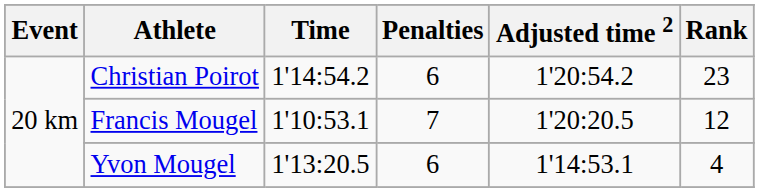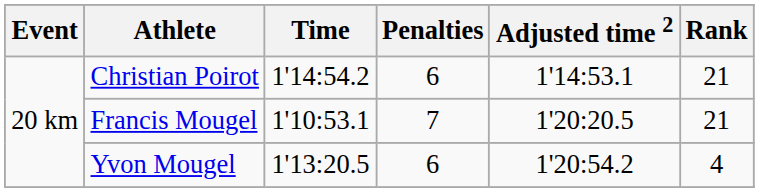(585, 77) 1'20:54.2 -> (585, 77) 1'14:53.1
(717, 77) 23 -> (717, 77) 21
(717, 121) 12 -> (717, 121) 21
(585, 164) 1'14:53.1 -> (585, 164) 1'20:54.2
